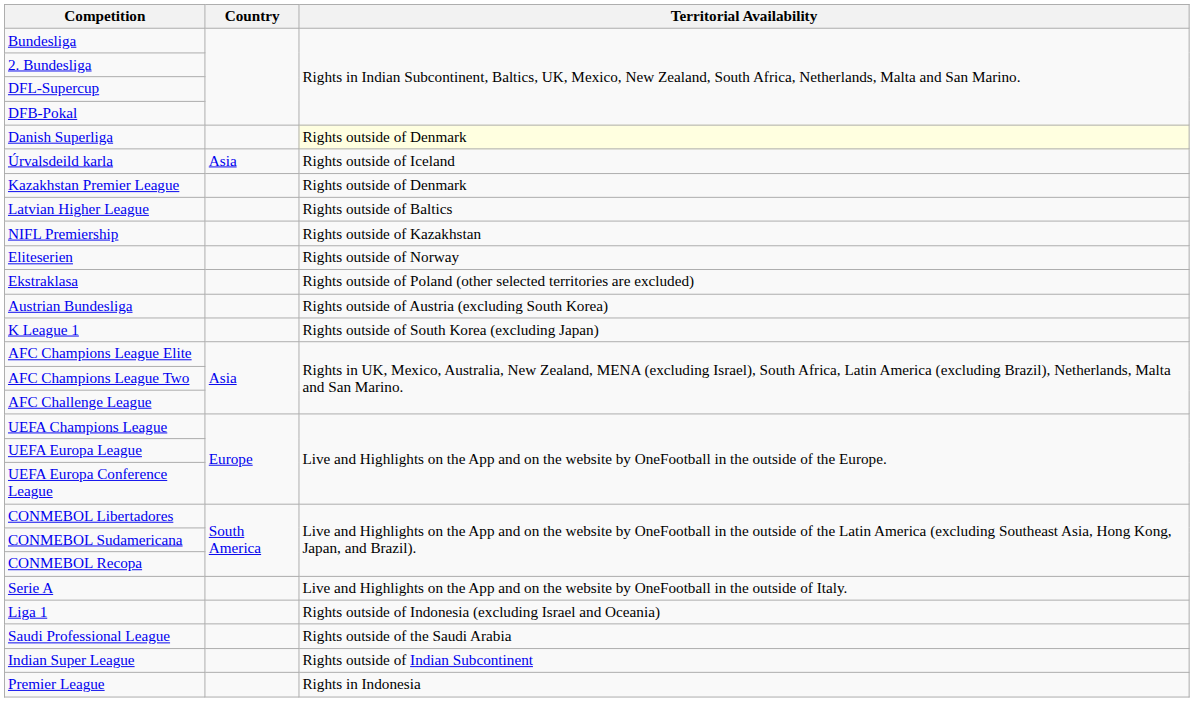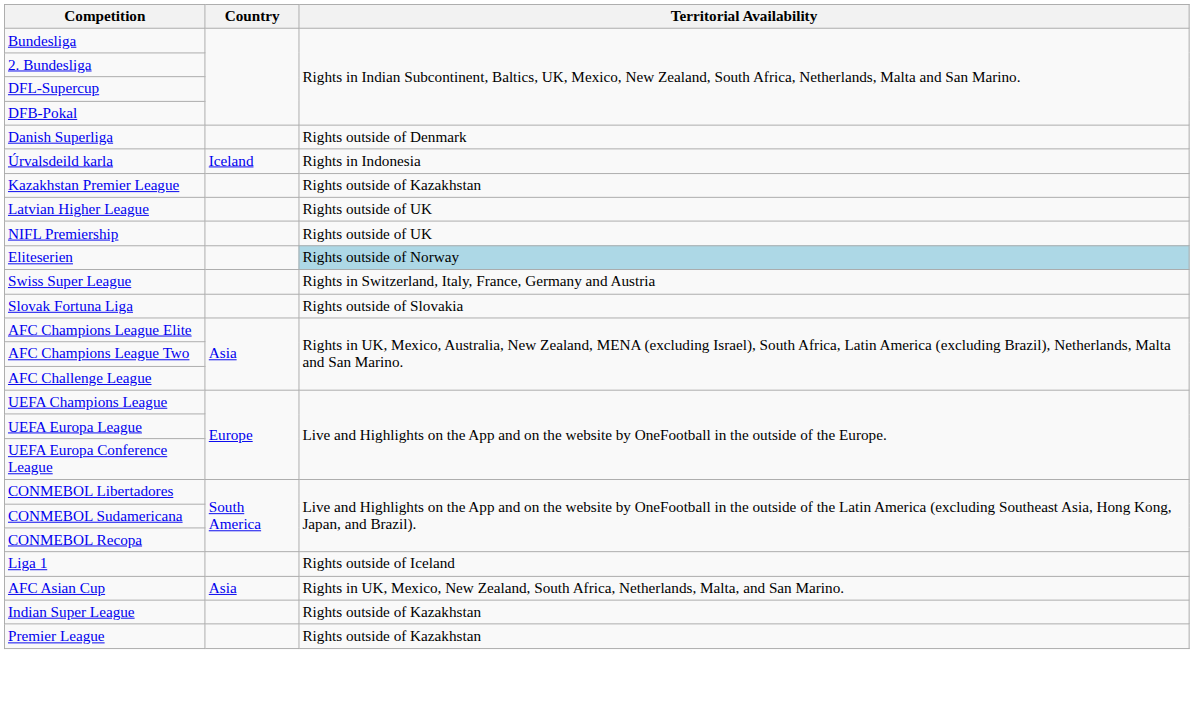(385, 137) lightyellow background -> (385, 137) no background
(223, 161) Asia -> (231, 161) Iceland
(379, 161) Rights outside of Iceland -> (362, 161) Rights in Indonesia
(385, 185) Rights outside of Denmark -> (392, 185) Rights outside of Kazakhstan
(377, 209) Rights outside of Baltics -> (367, 209) Rights outside of UK
(392, 233) Rights outside of Kazakhstan -> (367, 233) Rights outside of UK
(381, 257) no background -> (381, 257) lightblue background
- row: (43, 281)
+ row: (70, 281)
+ row: (70, 305)
- row: (70, 305)
- row: (43, 329)
- row: (31, 588)
(481, 612) Rights outside of Indonesia (excluding Israel and Oceania) -> (379, 563) Rights outside of Iceland
+ row: (57, 588)
- row: (89, 636)
(418, 660) Rights outside of Indian Subcontinent -> (392, 612) Rights outside of Kazakhstan
(362, 684) Rights in Indonesia -> (392, 636) Rights outside of Kazakhstan
